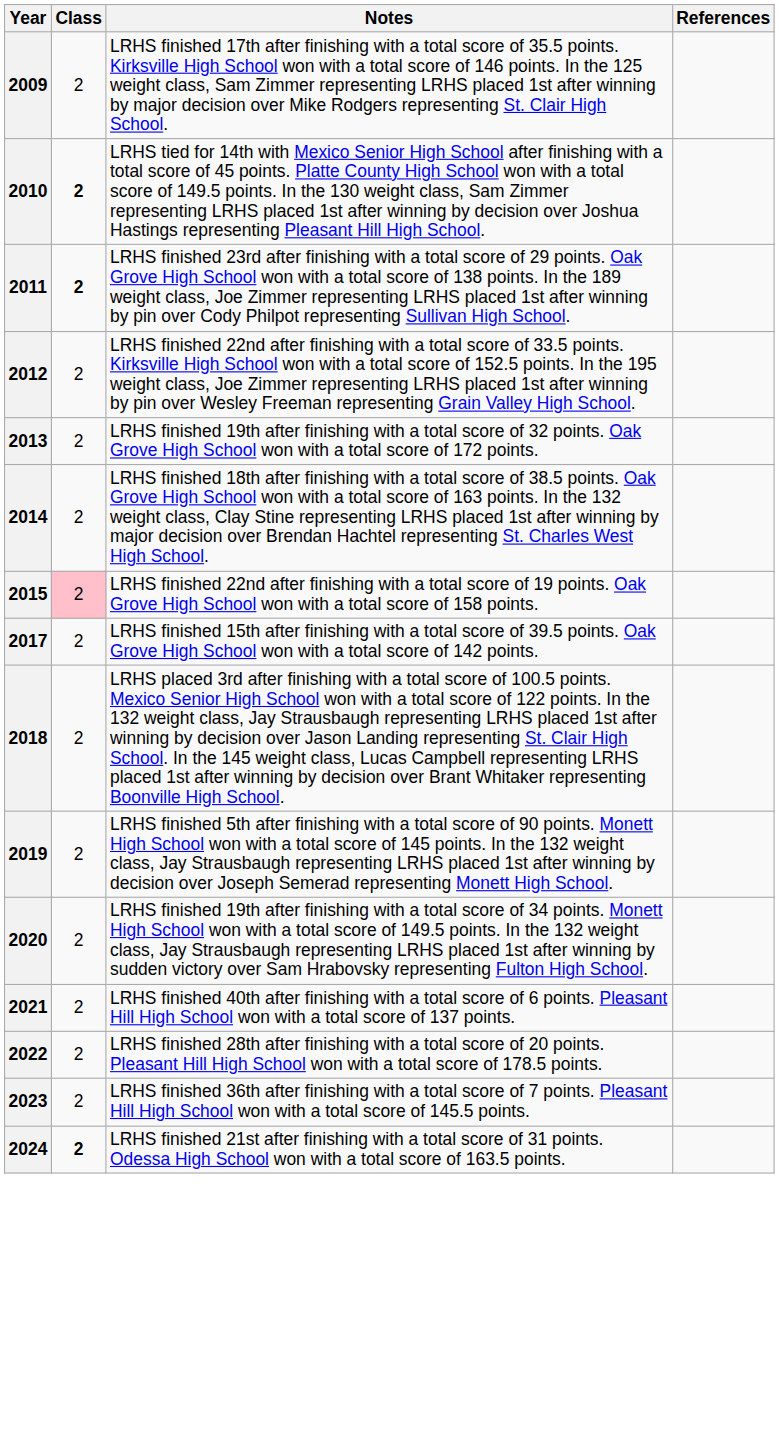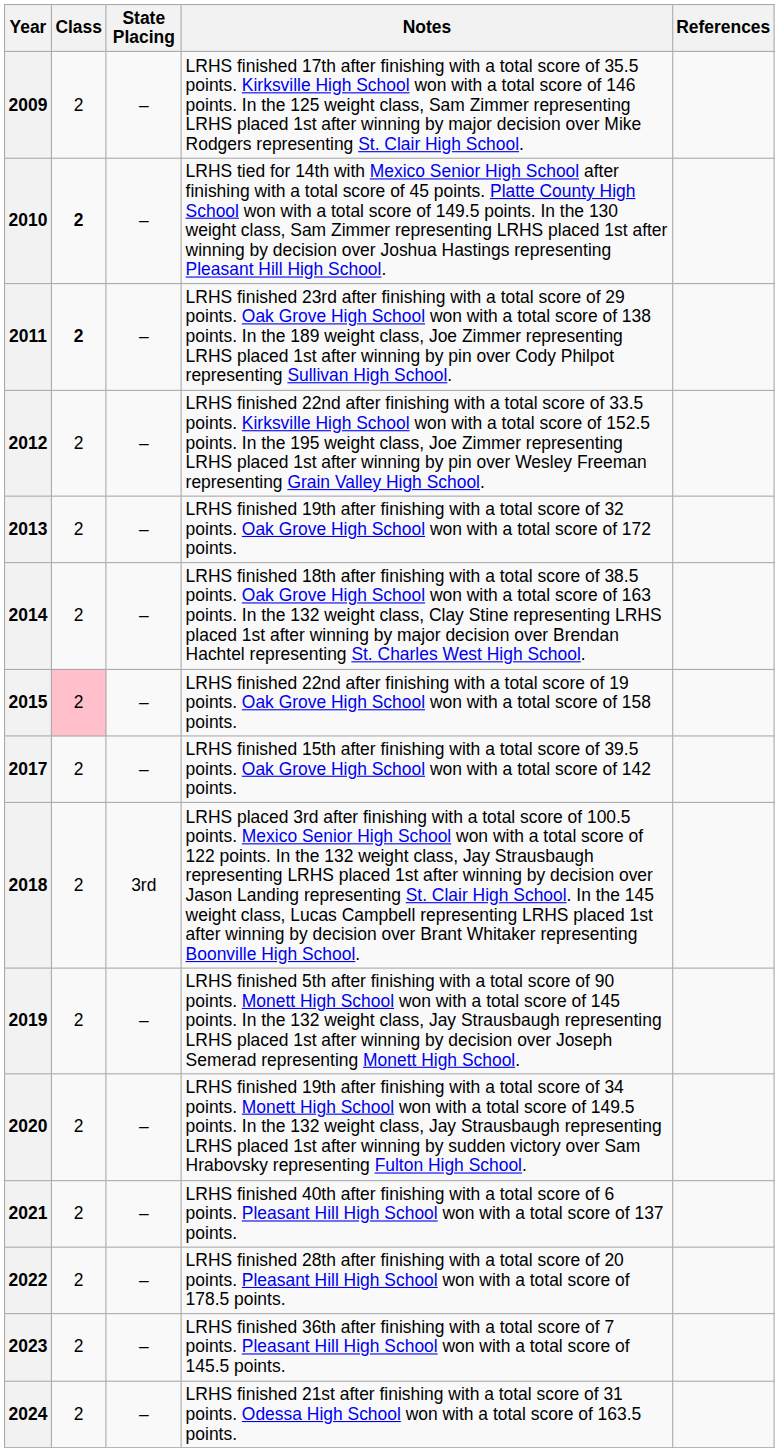+ column: (144, 28)
(79, 1149) bold -> (79, 1414) normal
